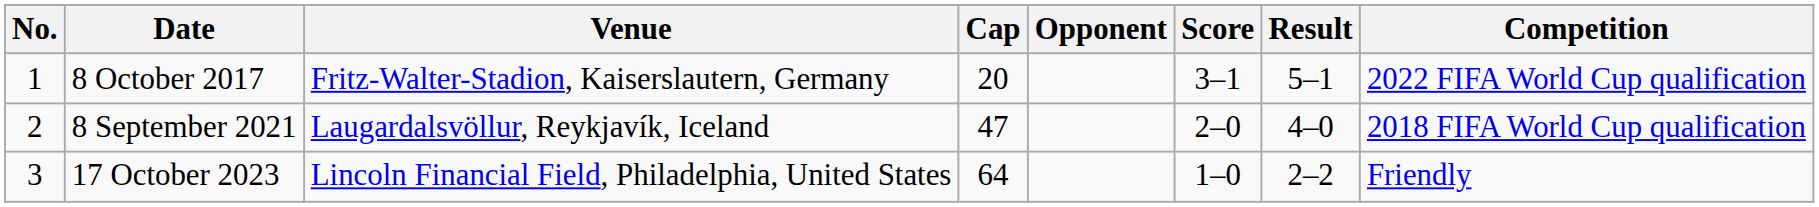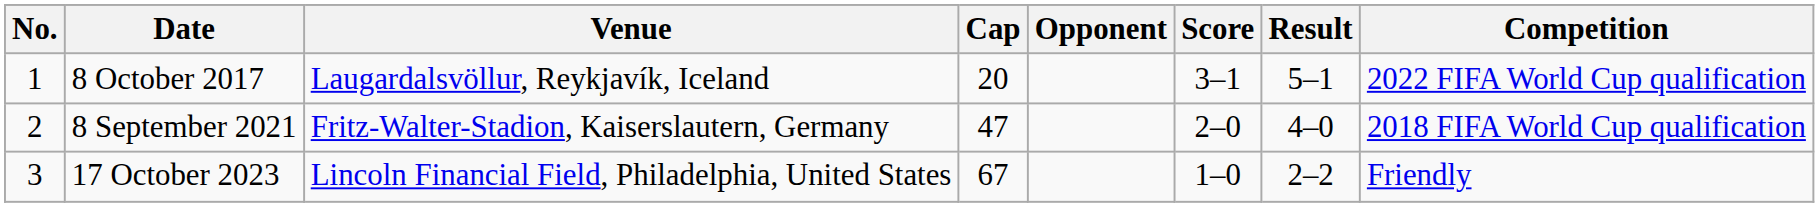(600, 77) Fritz-Walter-Stadion, Kaiserslautern, Germany -> (540, 77) Laugardalsvöllur, Reykjavík, Iceland
(540, 126) Laugardalsvöllur, Reykjavík, Iceland -> (600, 126) Fritz-Walter-Stadion, Kaiserslautern, Germany
(993, 175) 64 -> (993, 175) 67
